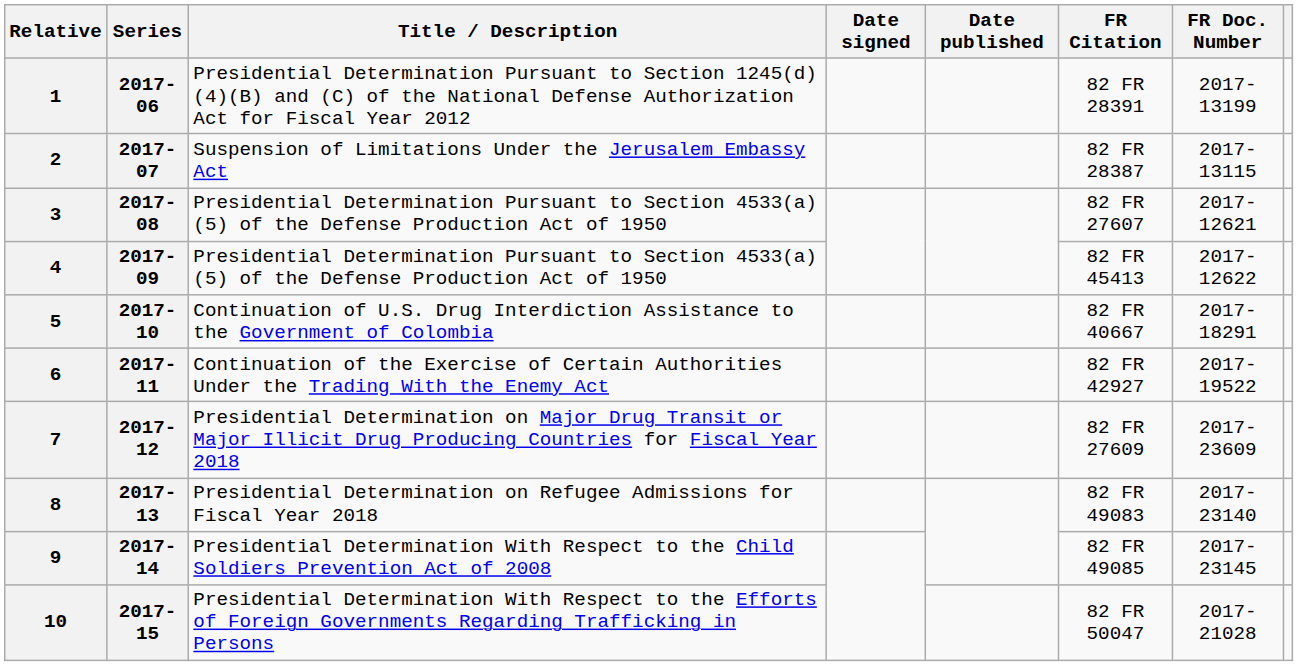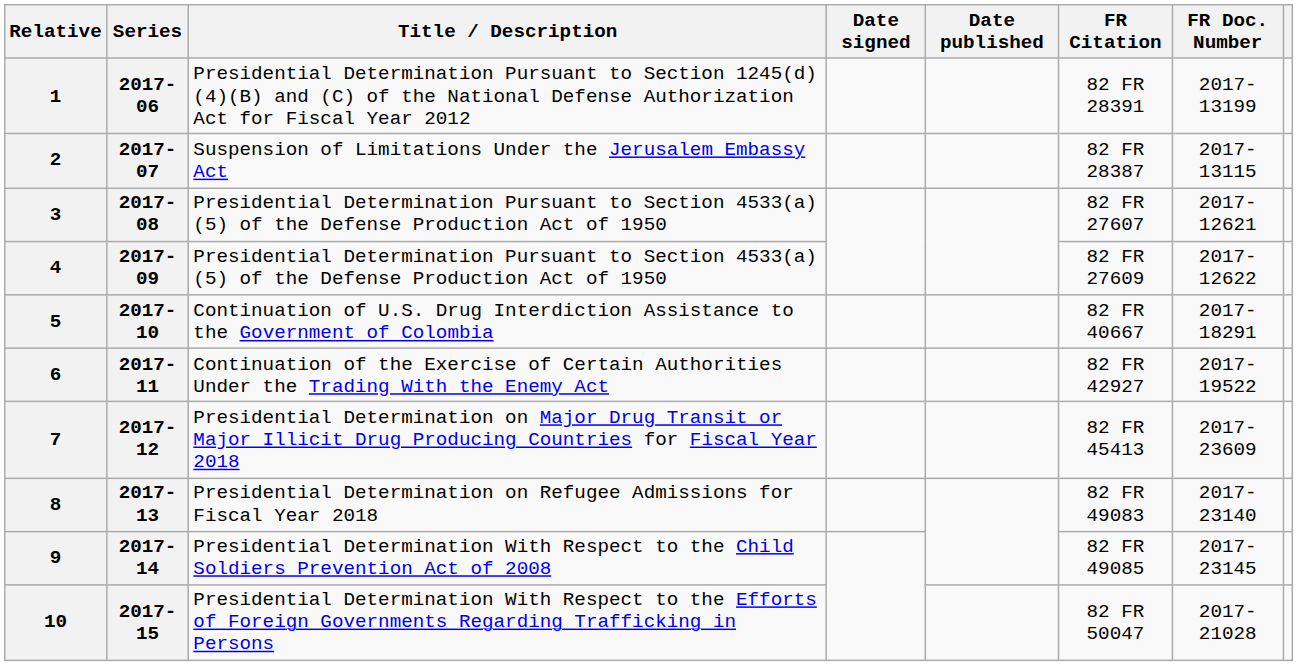(1115, 268) 82 FR 45413 -> (1115, 268) 82 FR 27609
(1115, 440) 82 FR 27609 -> (1115, 440) 82 FR 45413
